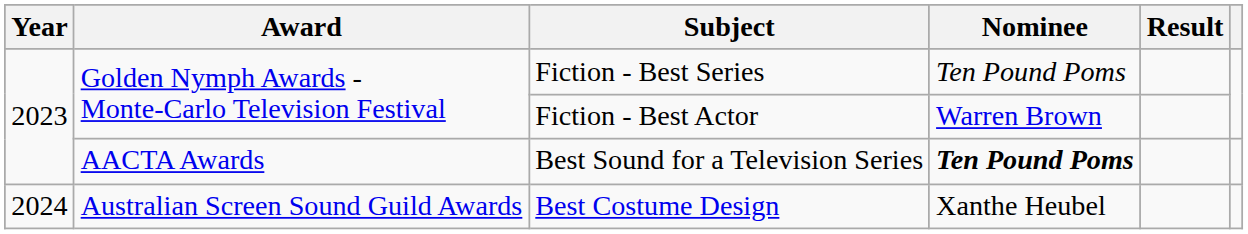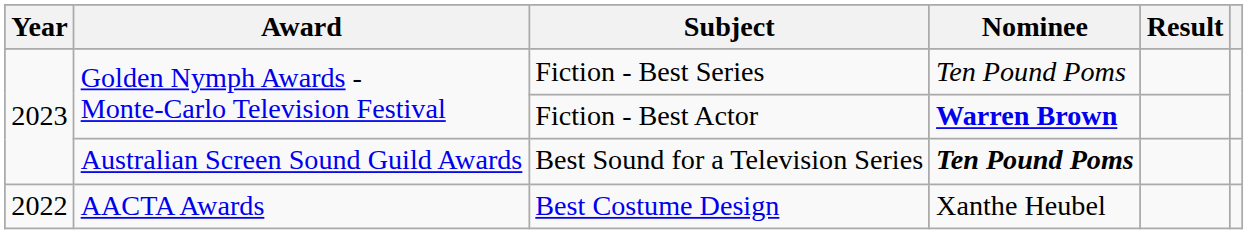(1019, 116) normal -> (1027, 116) bold
(173, 160) AACTA Awards -> (301, 160) Australian Screen Sound Guild Awards
(40, 205) 2024 -> (40, 205) 2022
(301, 205) Australian Screen Sound Guild Awards -> (173, 205) AACTA Awards
